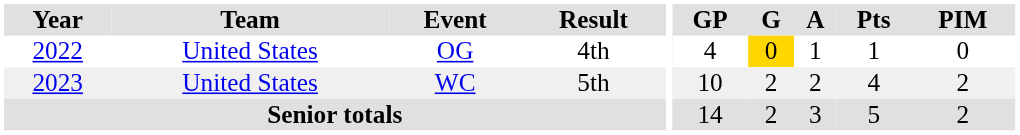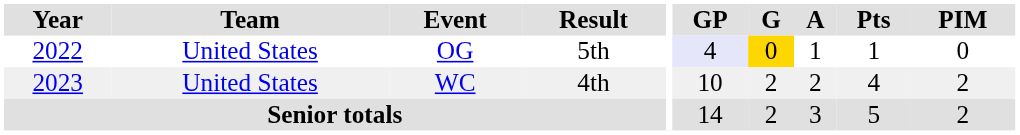(593, 51) 4th -> (593, 51) 5th
(710, 51) no background -> (710, 51) lavender background
(593, 82) 5th -> (593, 82) 4th
